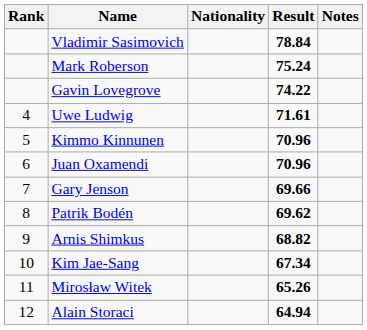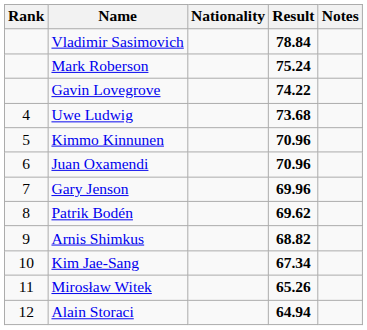(293, 115) 71.61 -> (293, 115) 73.68
(293, 189) 69.66 -> (293, 189) 69.96
